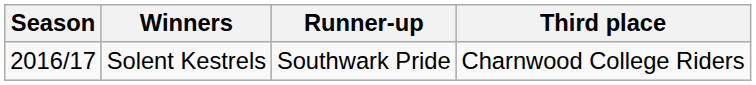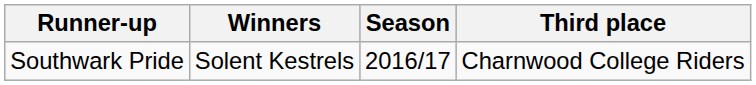columns swapped: (53, 23) <-> (364, 23)
